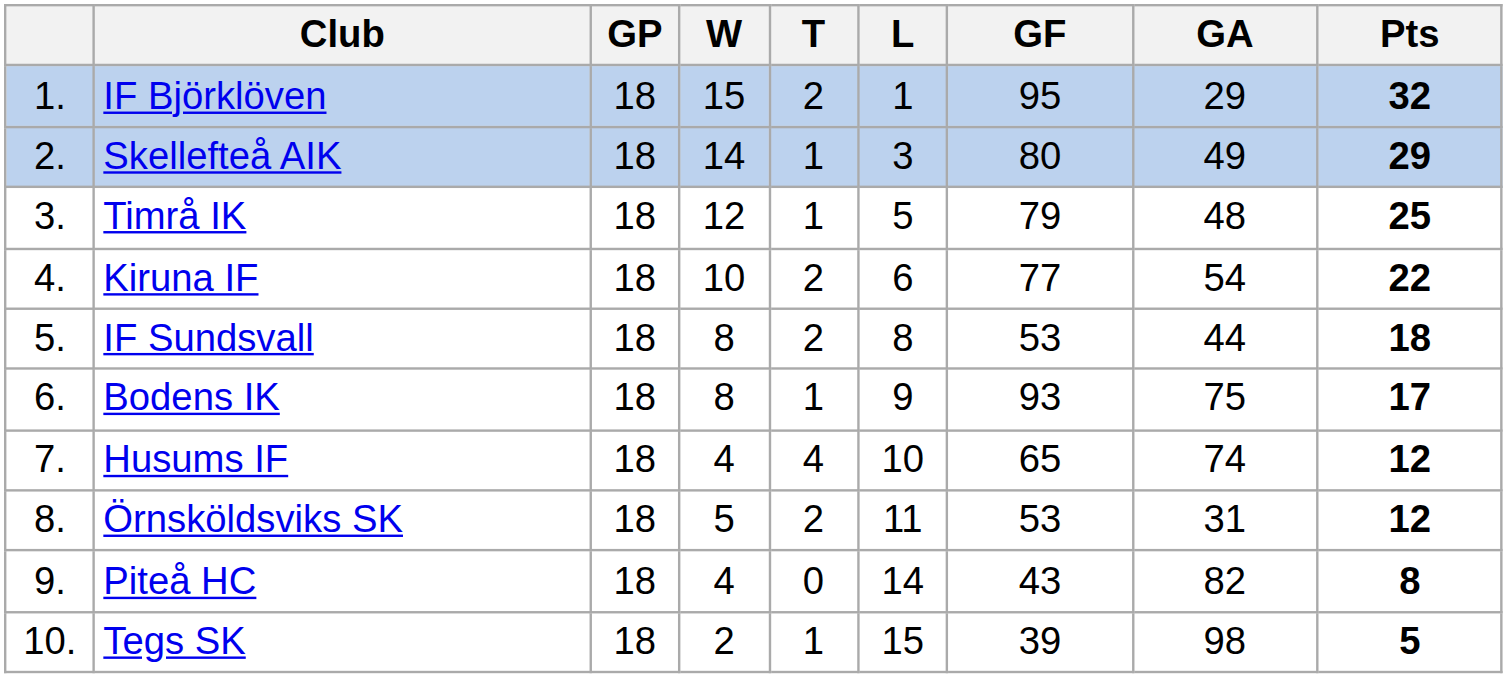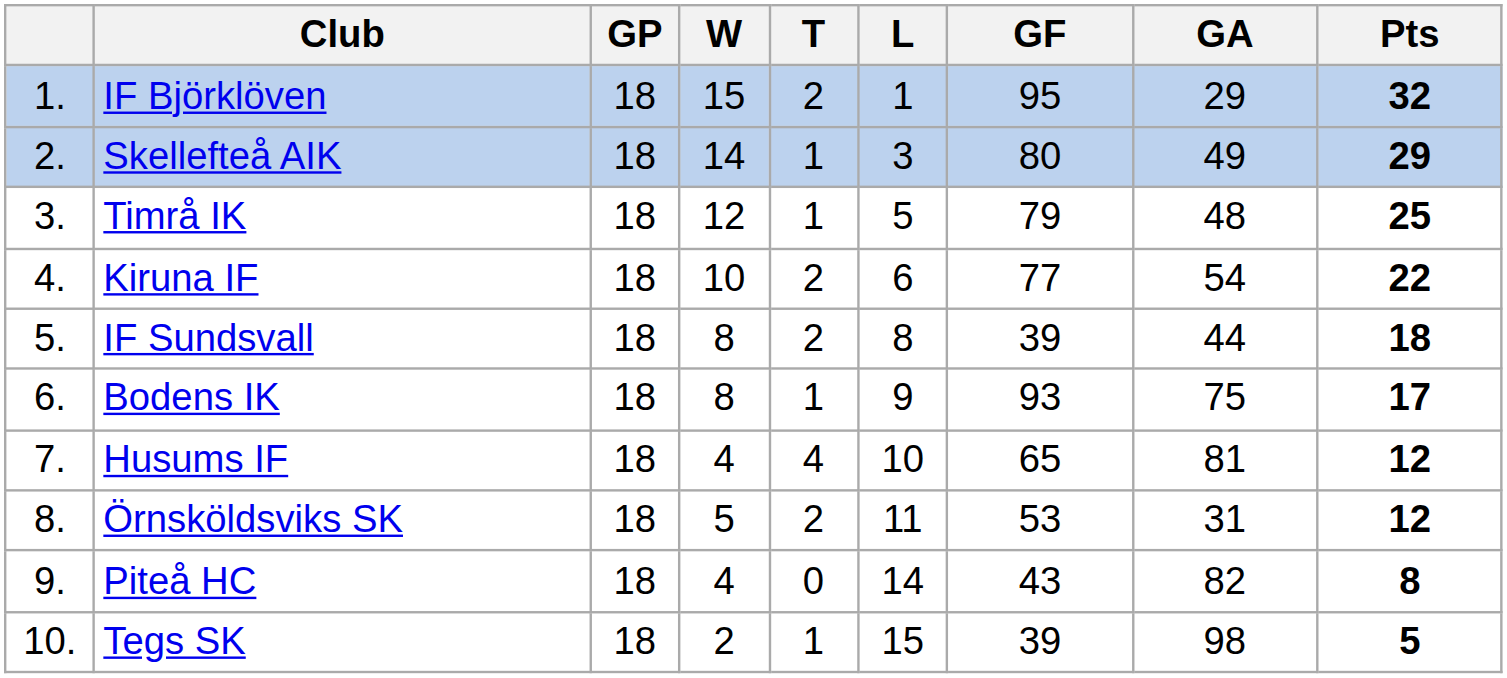(1040, 338) 53 -> (1040, 338) 39
(1225, 459) 74 -> (1225, 459) 81
